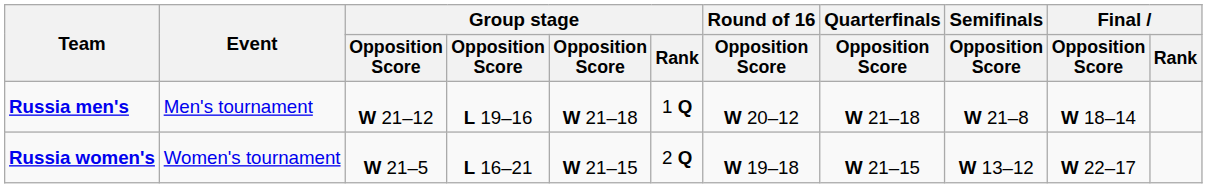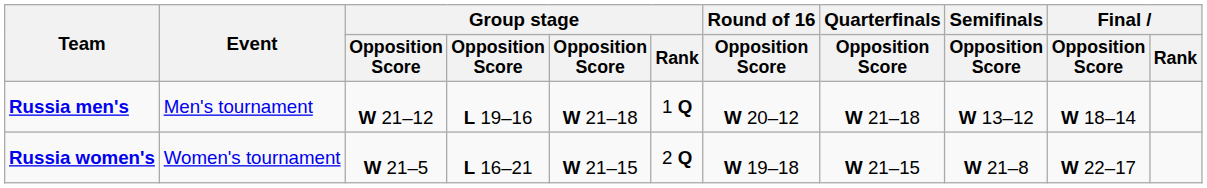(996, 118) W 21–8 -> (996, 118) W 13–12
(996, 168) W 13–12 -> (996, 168) W 21–8
